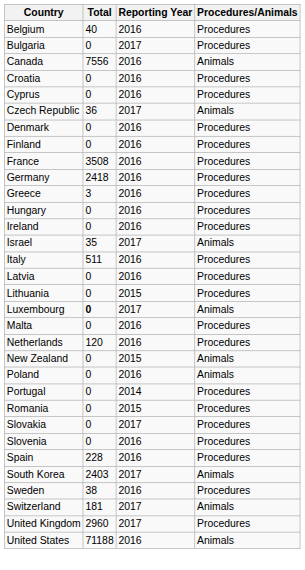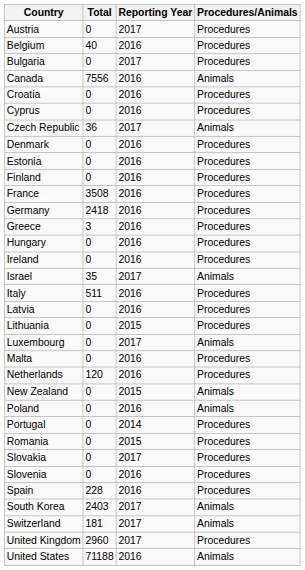+ row: (23, 29)
+ row: (24, 161)
(88, 309) bold -> (88, 342) normal
- row: (26, 491)
